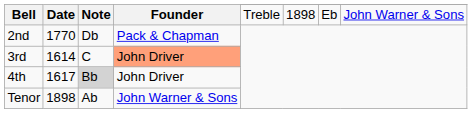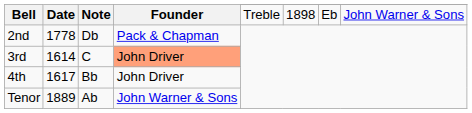(61, 35) 1770 -> (61, 35) 1778
(90, 77) lightgrey background -> (90, 77) no background
(61, 98) 1898 -> (61, 98) 1889
